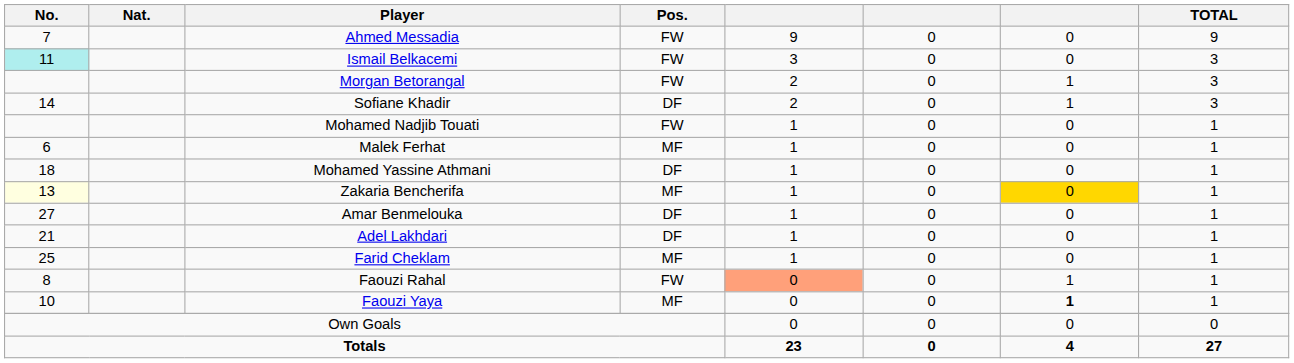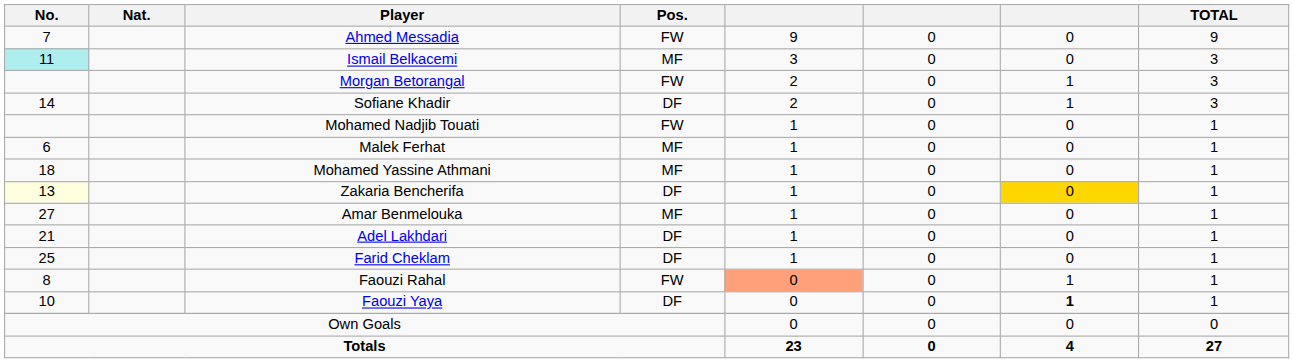(672, 59) FW -> (672, 59) MF
(672, 169) DF -> (672, 169) MF
(672, 191) MF -> (672, 191) DF
(672, 213) DF -> (672, 213) MF
(672, 257) MF -> (672, 257) DF
(672, 302) MF -> (672, 302) DF
